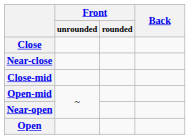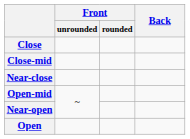rows swapped: (30, 61) <-> (30, 77)
